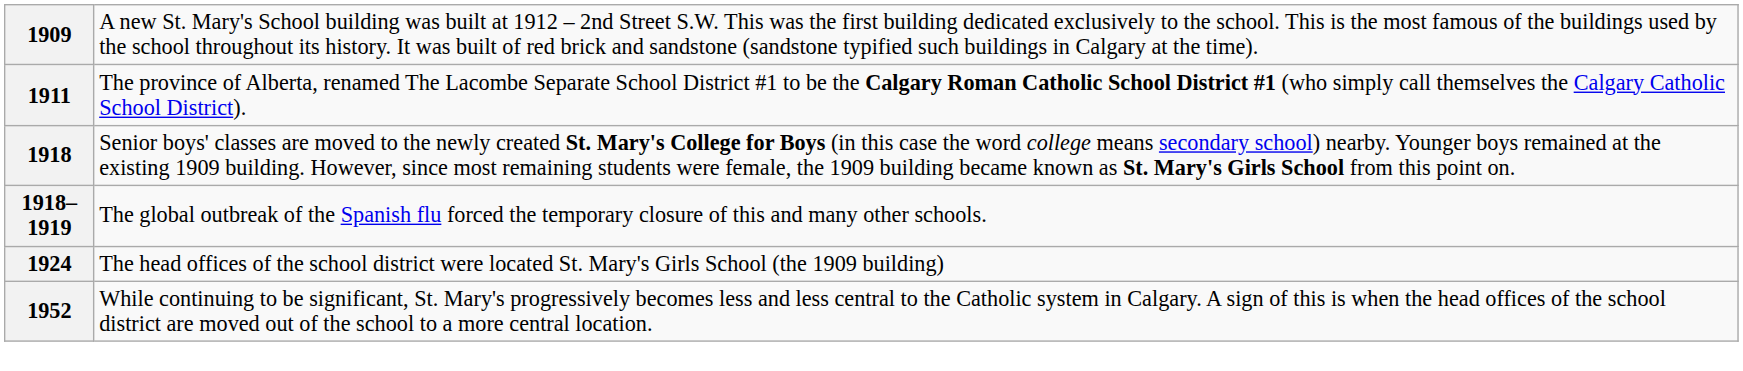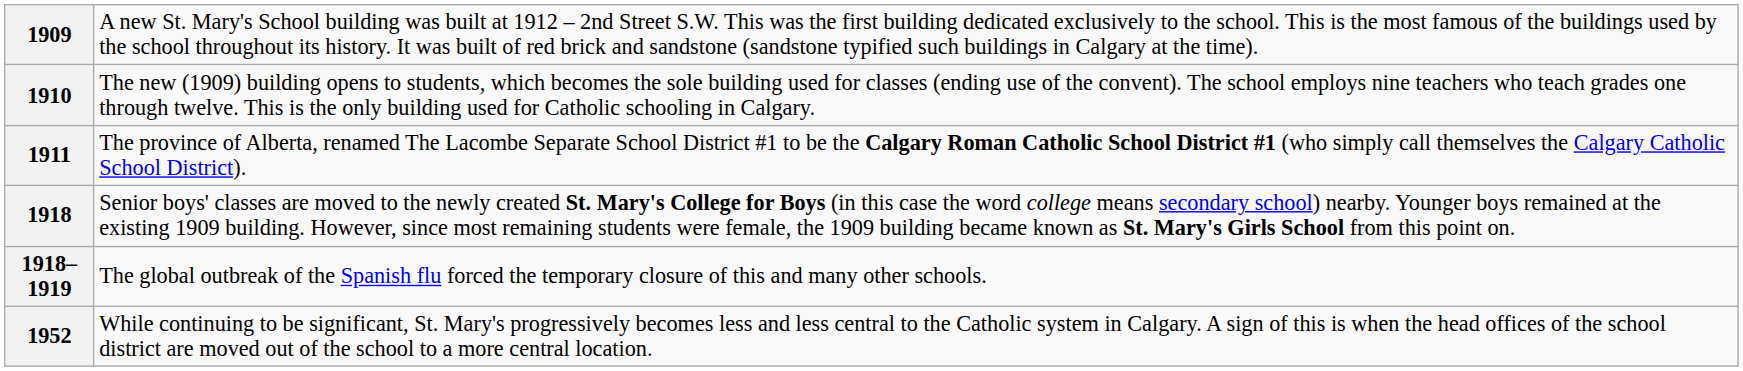+ row: (49, 94)
- row: (49, 263)
